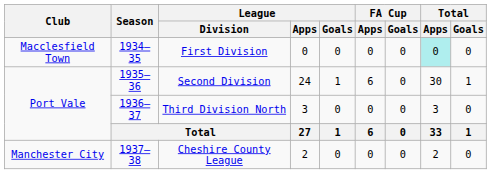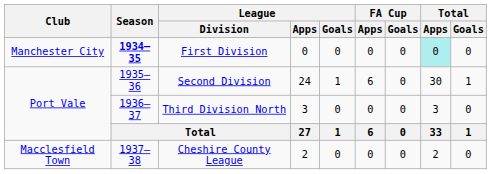(58, 52) Macclesfield Town -> (58, 52) Manchester City
(135, 52) normal -> (135, 52) bold
(58, 155) Manchester City -> (58, 155) Macclesfield Town
